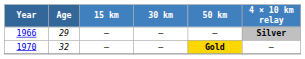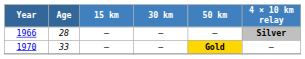(64, 34) 29 -> (64, 34) 28
(64, 47) 32 -> (64, 47) 33
